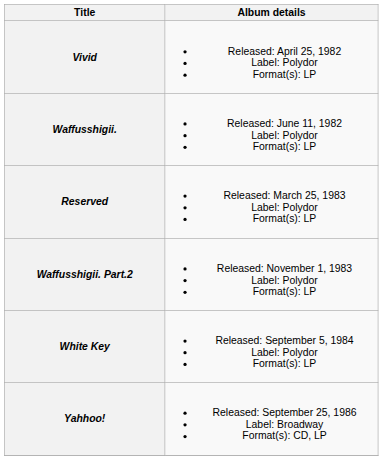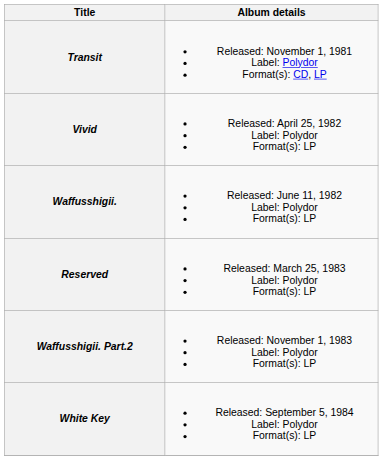+ row: (85, 57)
- row: (85, 419)
